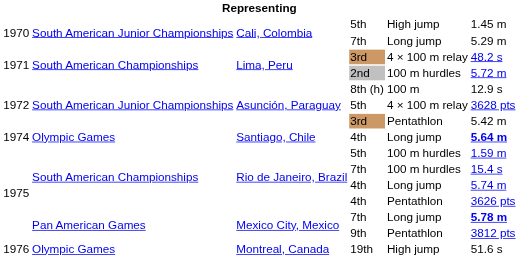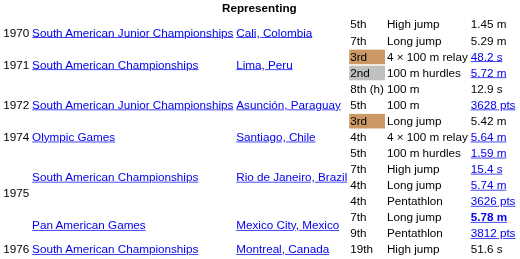(427, 105) 4 × 100 m relay -> (403, 105) 100 m
(415, 121) Pentathlon -> (414, 121) Long jump
(414, 137) Long jump -> (427, 137) 4 × 100 m relay
(489, 137) bold -> (489, 137) normal
(424, 169) 100 m hurdles -> (413, 169) High jump
(74, 249) Olympic Games -> (115, 249) South American Championships
